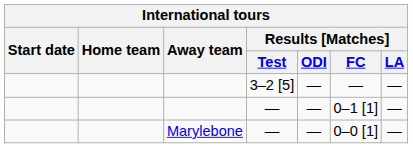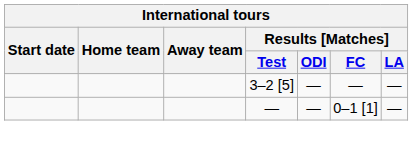- row: (205, 131)
